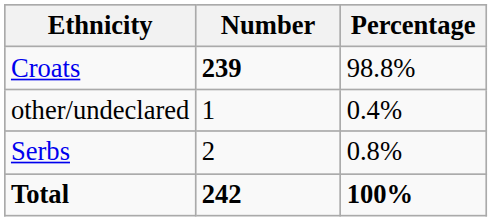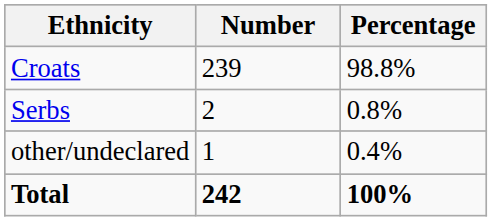(222, 67) bold -> (222, 67) normal
rows swapped: (40, 151) <-> (100, 109)
